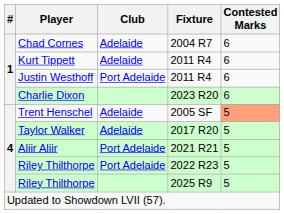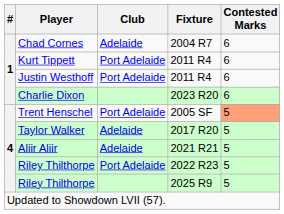(121, 60) Adelaide -> (133, 60) Port Adelaide
(121, 113) Adelaide -> (133, 113) Port Adelaide
(133, 148) Port Adelaide -> (121, 148) Adelaide
